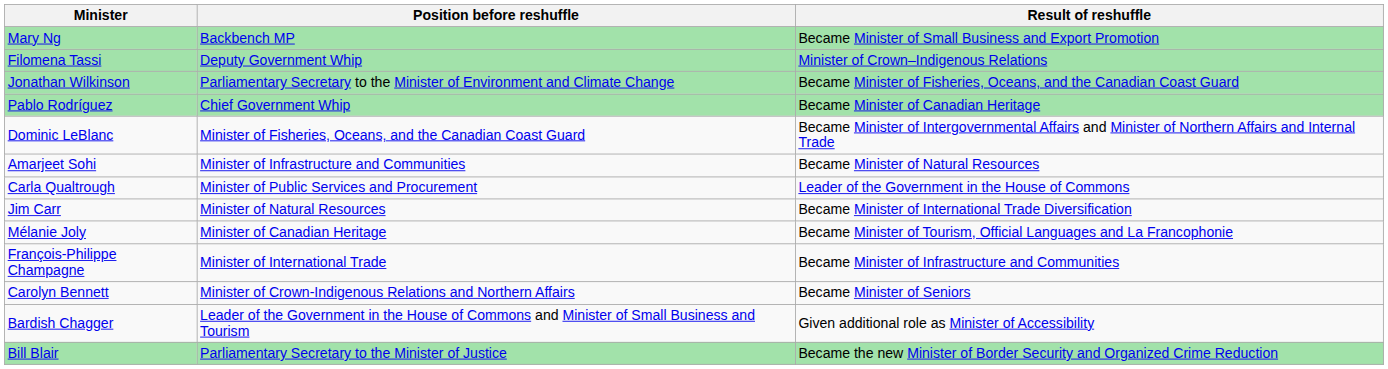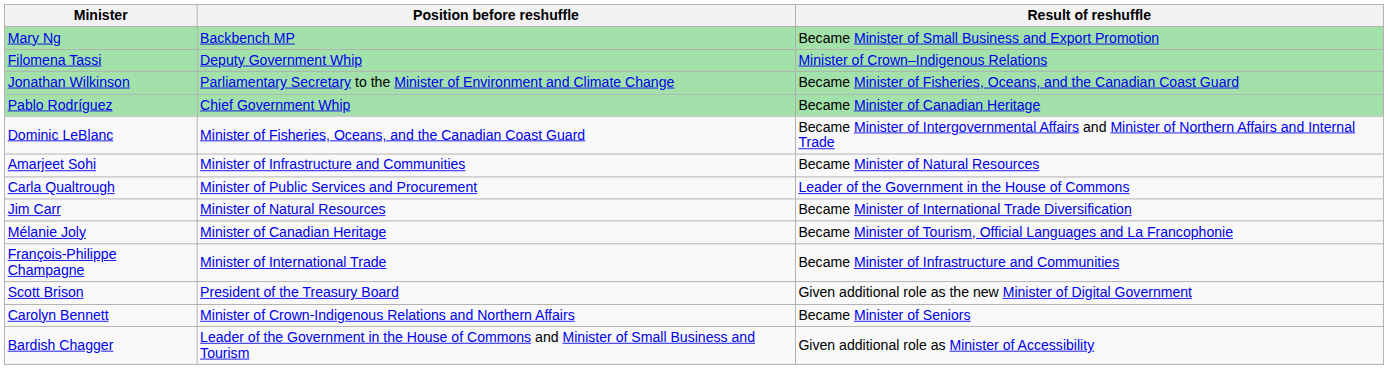+ row: (46, 292)
- row: (33, 353)
